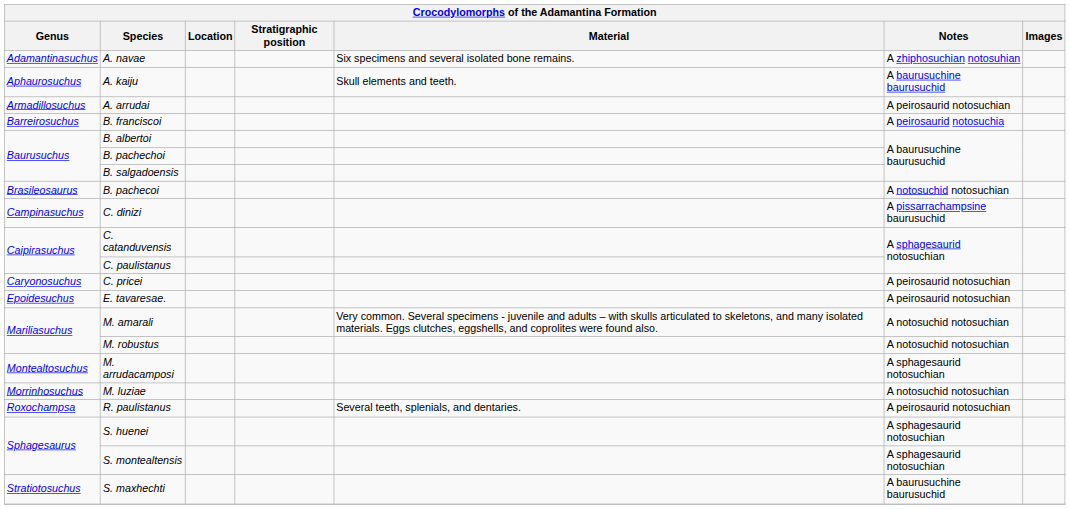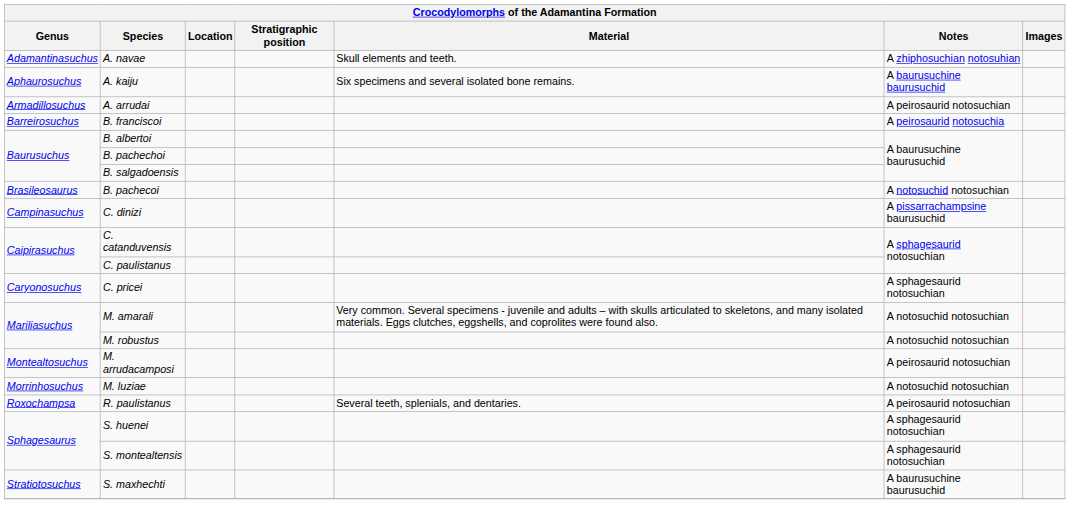(455, 59) Six specimens and several isolated bone remains. -> (396, 59) Skull elements and teeth.
(396, 82) Skull elements and teeth. -> (455, 82) Six specimens and several isolated bone remains.
(948, 282) A peirosaurid notosuchian -> (924, 288) A sphagesaurid notosuchian
- row: (135, 299)
(924, 368) A sphagesaurid notosuchian -> (948, 363) A peirosaurid notosuchian
